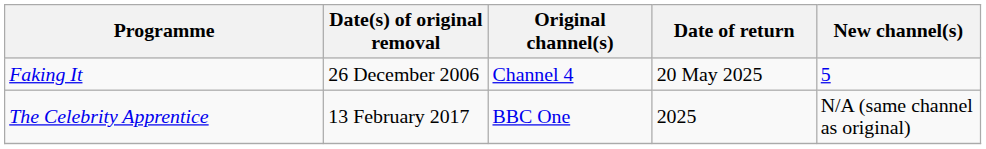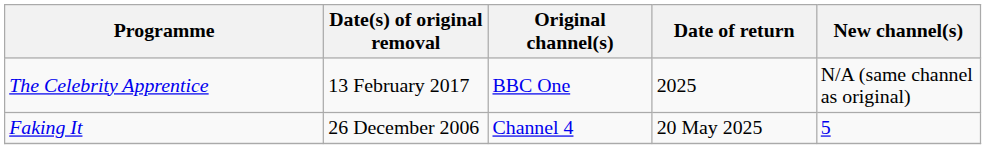rows swapped: (46, 74) <-> (109, 116)
